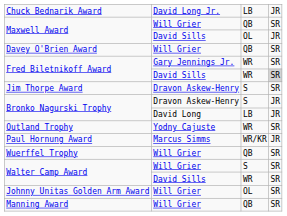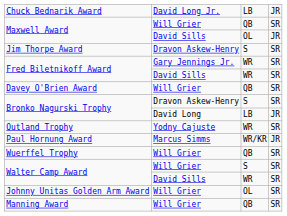rows swapped: (52, 50) <-> (44, 88)
(275, 75) lightgrey background -> (275, 75) no background
(275, 101) JR -> (275, 101) SR
